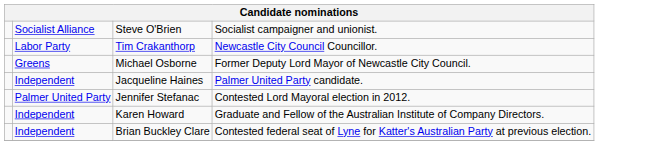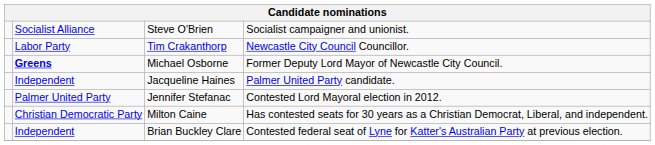(32, 64) normal -> (33, 64) bold
- row: (150, 115)
+ row: (177, 115)
